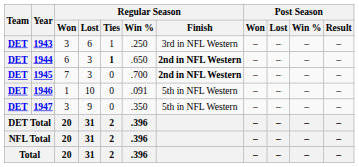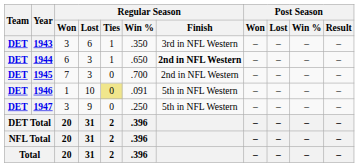(139, 44) .250 -> (139, 44) .350
(112, 59) bold -> (112, 59) normal
(200, 75) bold -> (200, 75) normal
(112, 91) no background -> (112, 91) khaki background
(139, 107) .350 -> (139, 107) .250
